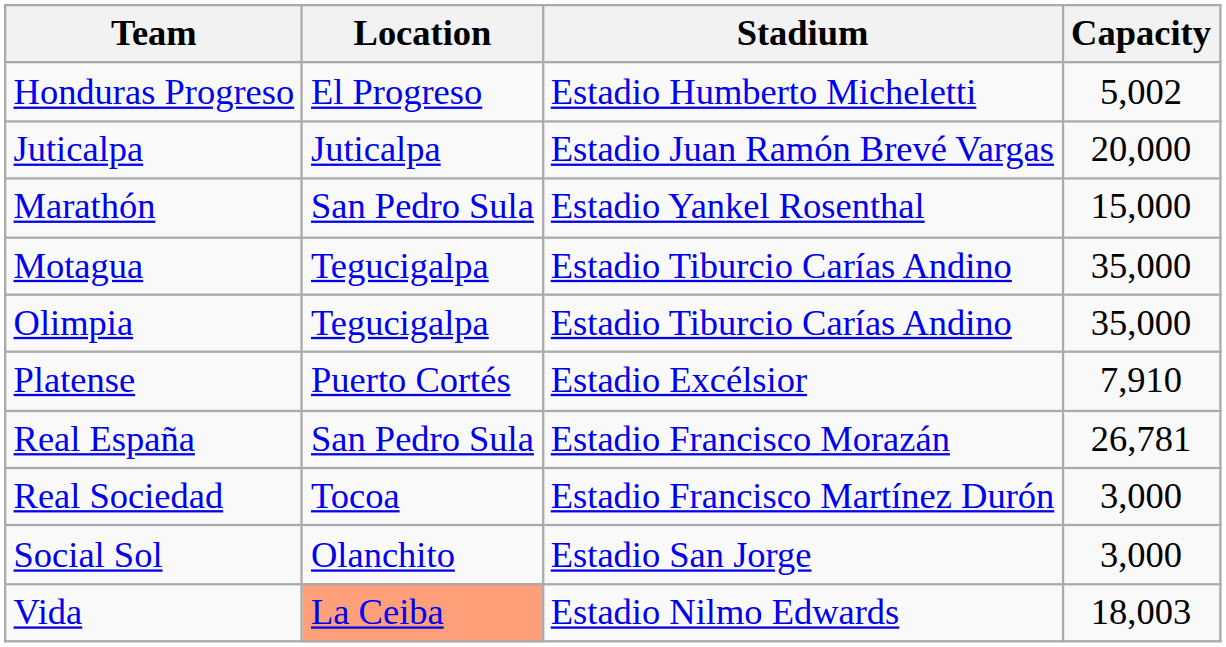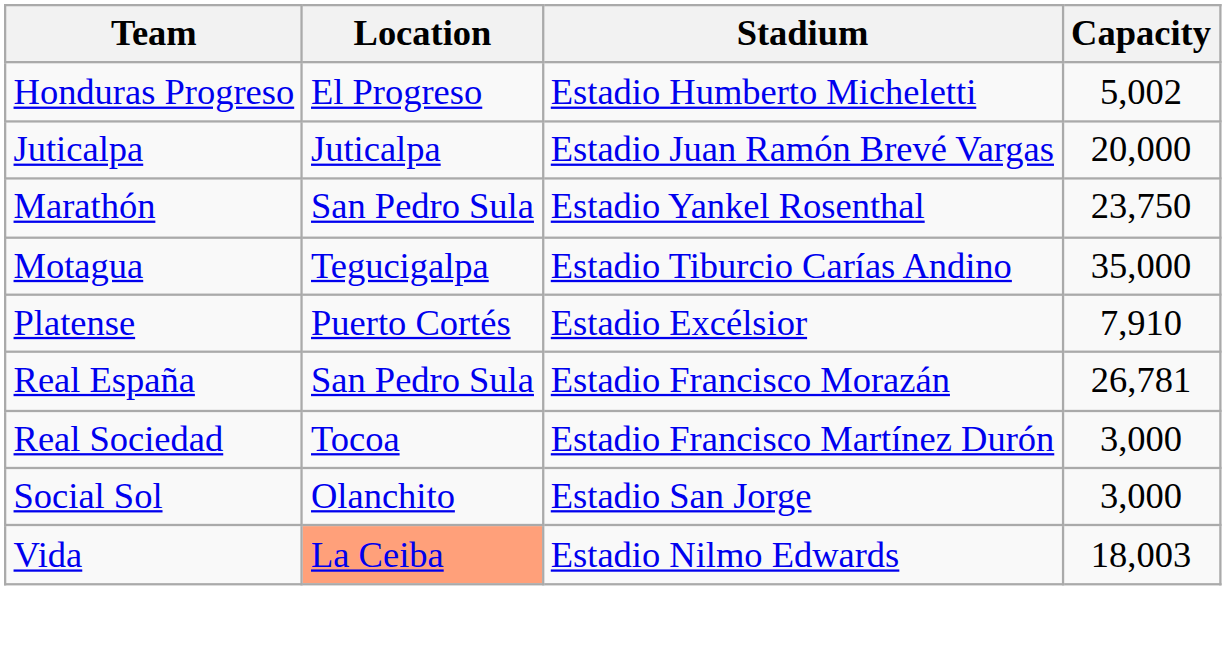(1141, 206) 15,000 -> (1141, 206) 23,750
- row: (73, 322)
